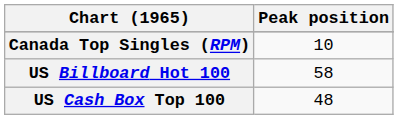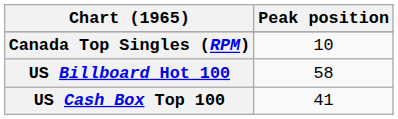(324, 100) 48 -> (324, 100) 41
